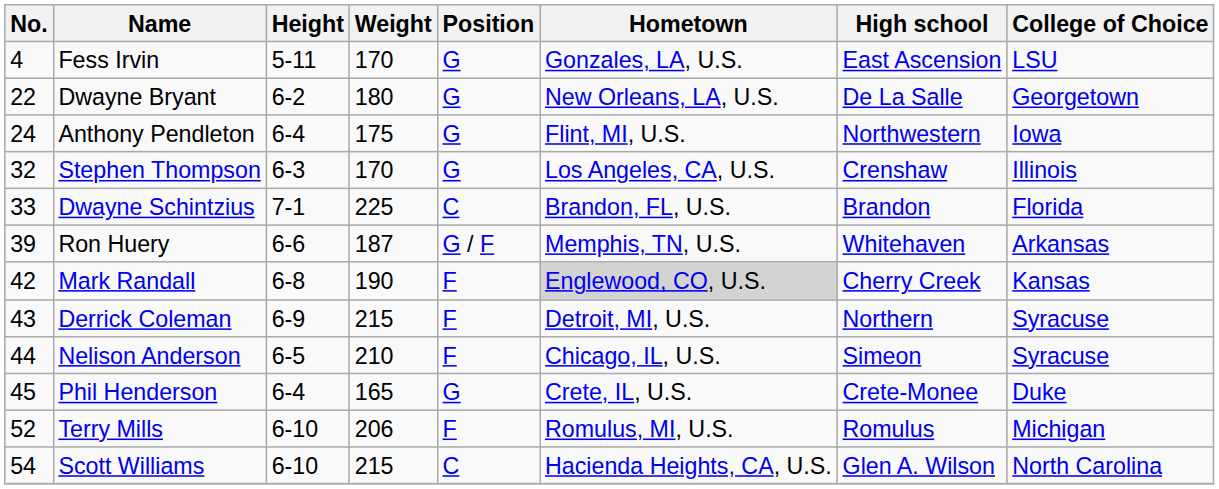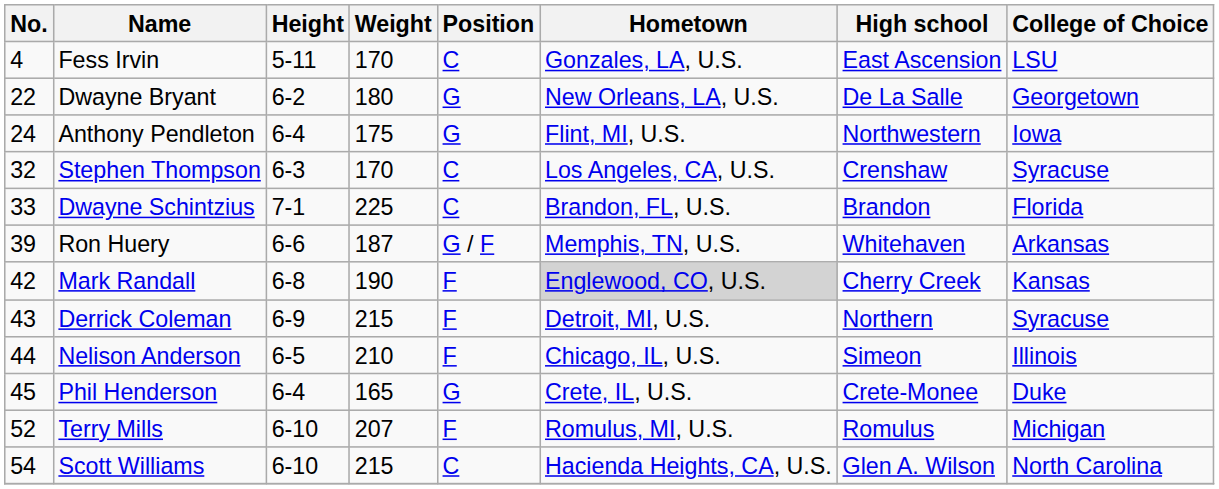(452, 60) G -> (451, 60) C
(452, 171) G -> (451, 171) C
(1045, 171) Illinois -> (1061, 171) Syracuse
(1061, 355) Syracuse -> (1045, 355) Illinois
(374, 428) 206 -> (374, 428) 207
